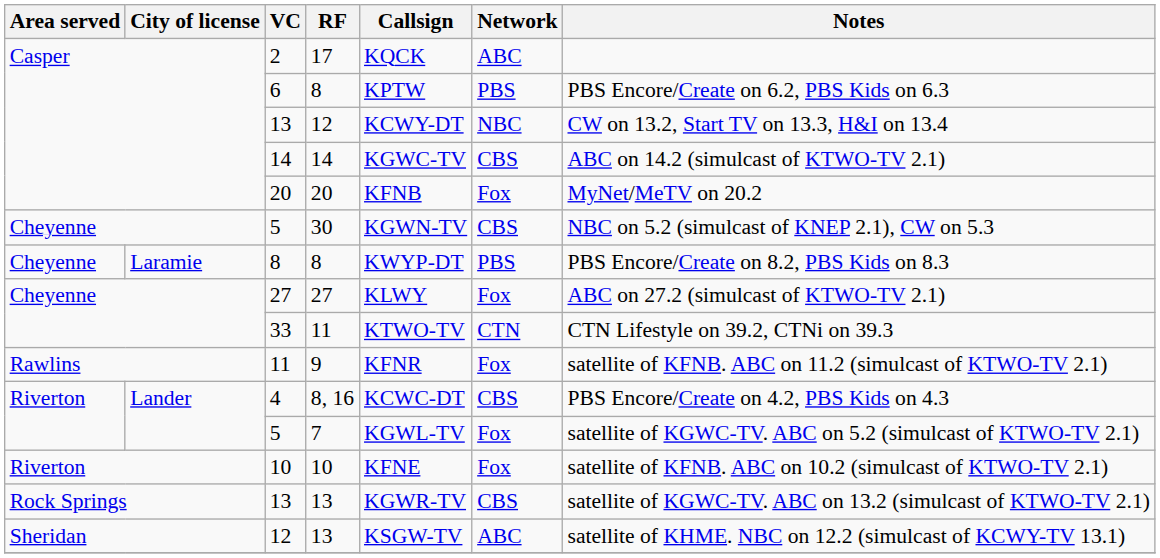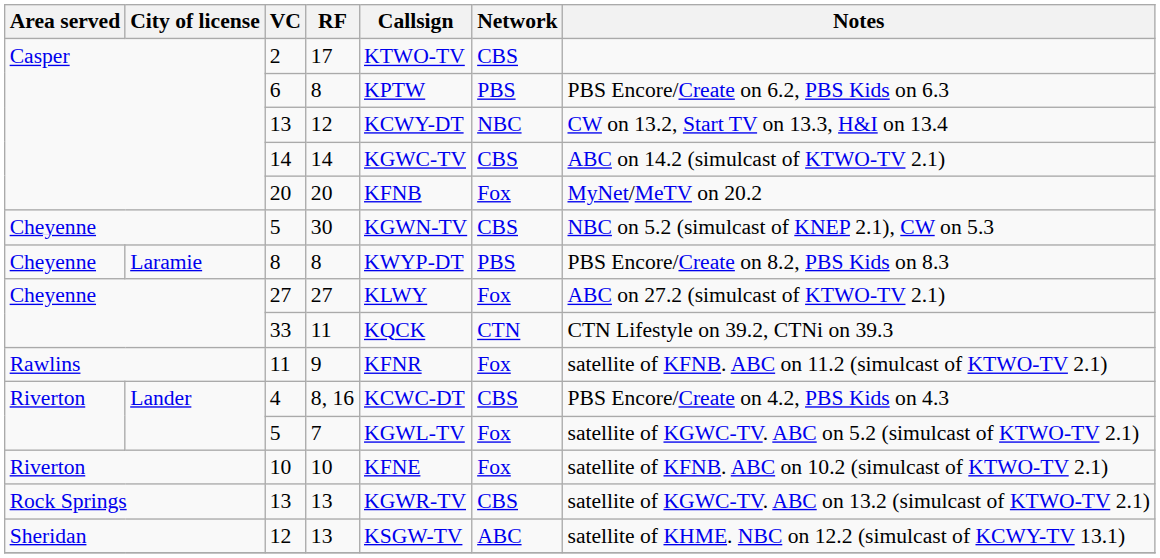(395, 55) KQCK -> (414, 55) KTWO-TV
(499, 55) ABC -> (498, 55) CBS
(414, 329) KTWO-TV -> (395, 329) KQCK
